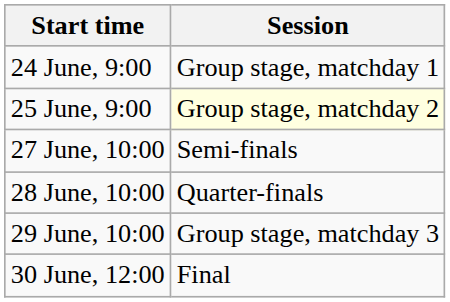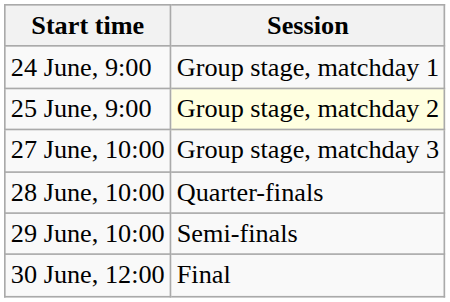(237, 150) Semi-finals -> (308, 150) Group stage, matchday 3
(308, 233) Group stage, matchday 3 -> (237, 233) Semi-finals
